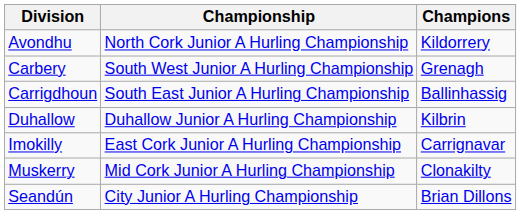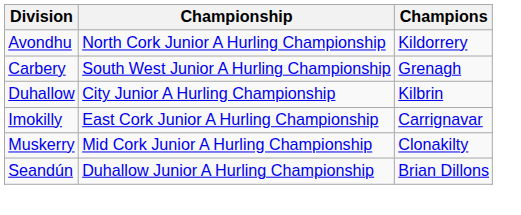- row: (53, 94)
(251, 119) Duhallow Junior A Hurling Championship -> (209, 94) City Junior A Hurling Championship
(231, 196) City Junior A Hurling Championship -> (228, 171) Duhallow Junior A Hurling Championship
